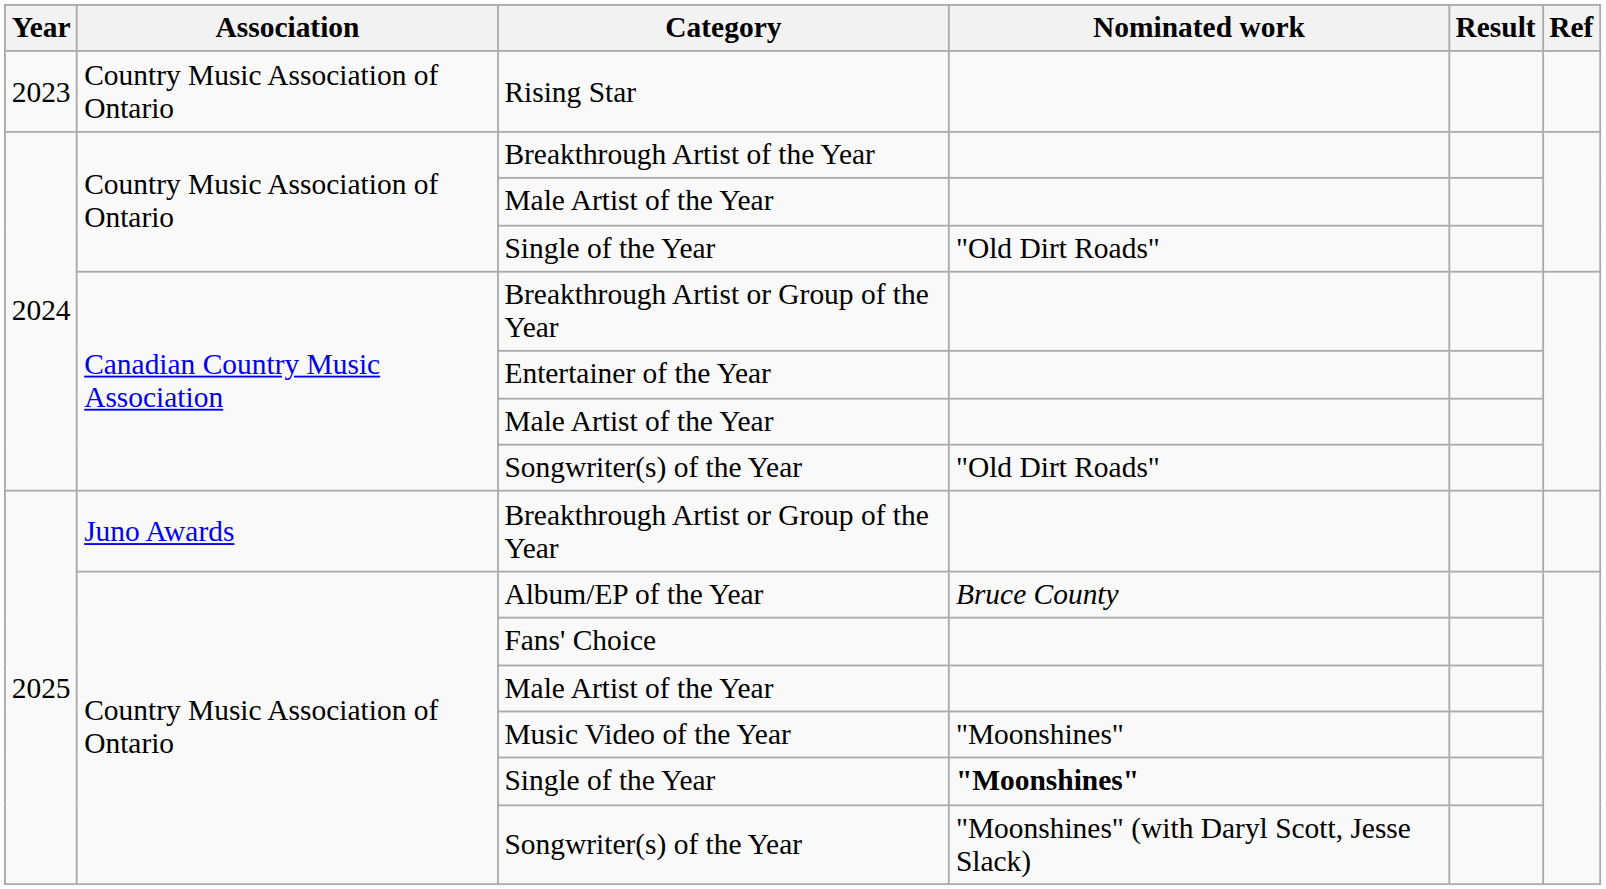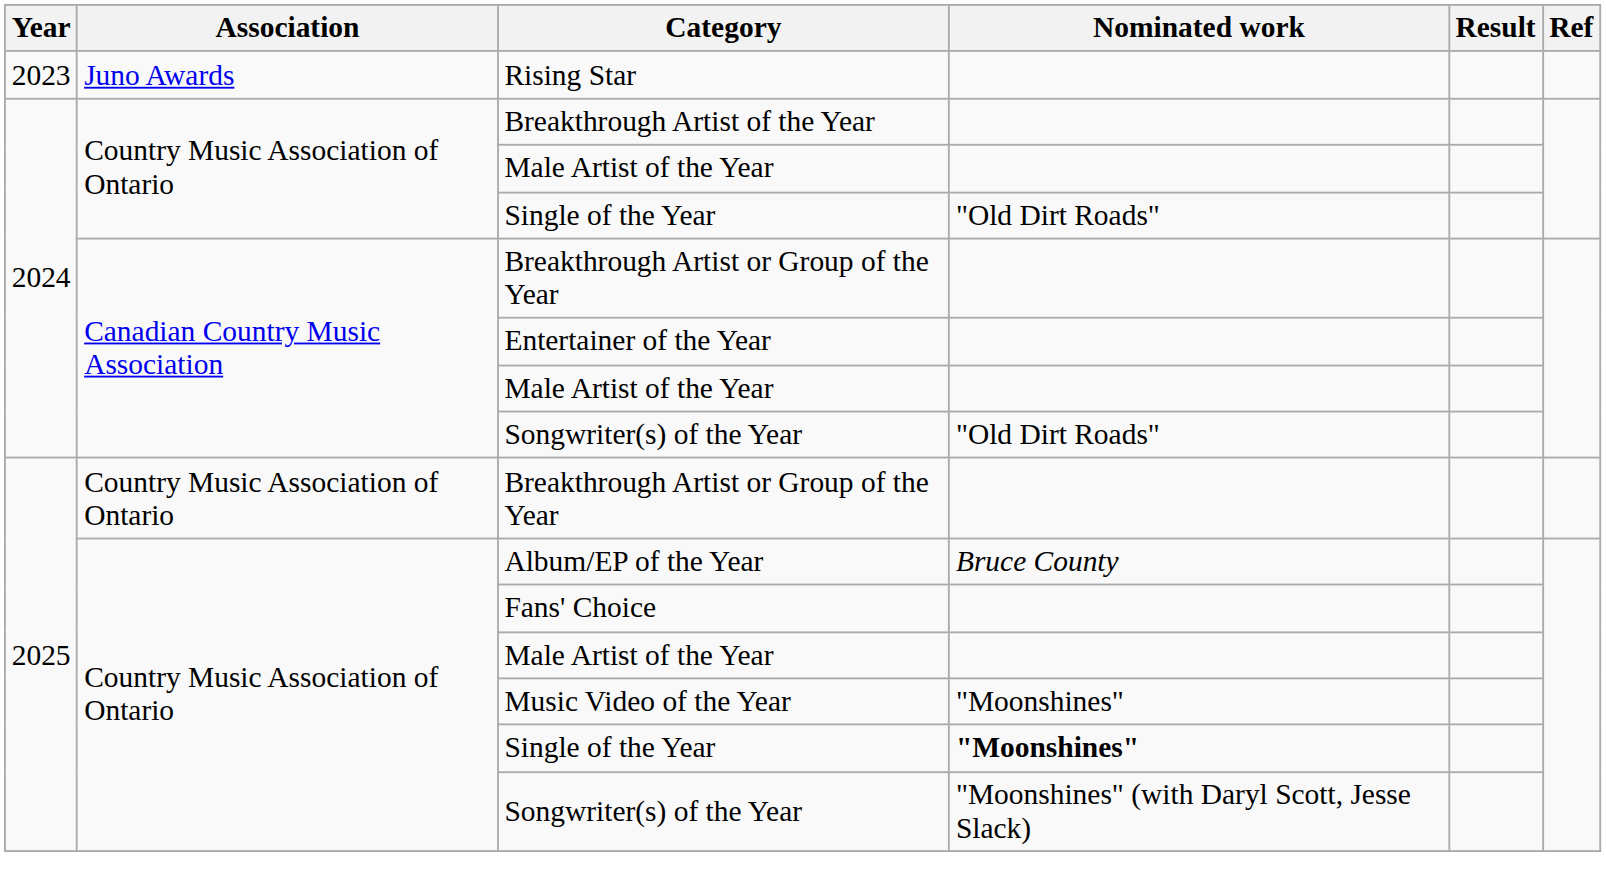(261, 91) Country Music Association of Ontario -> (159, 74) Juno Awards
(159, 530) Juno Awards -> (261, 497) Country Music Association of Ontario
